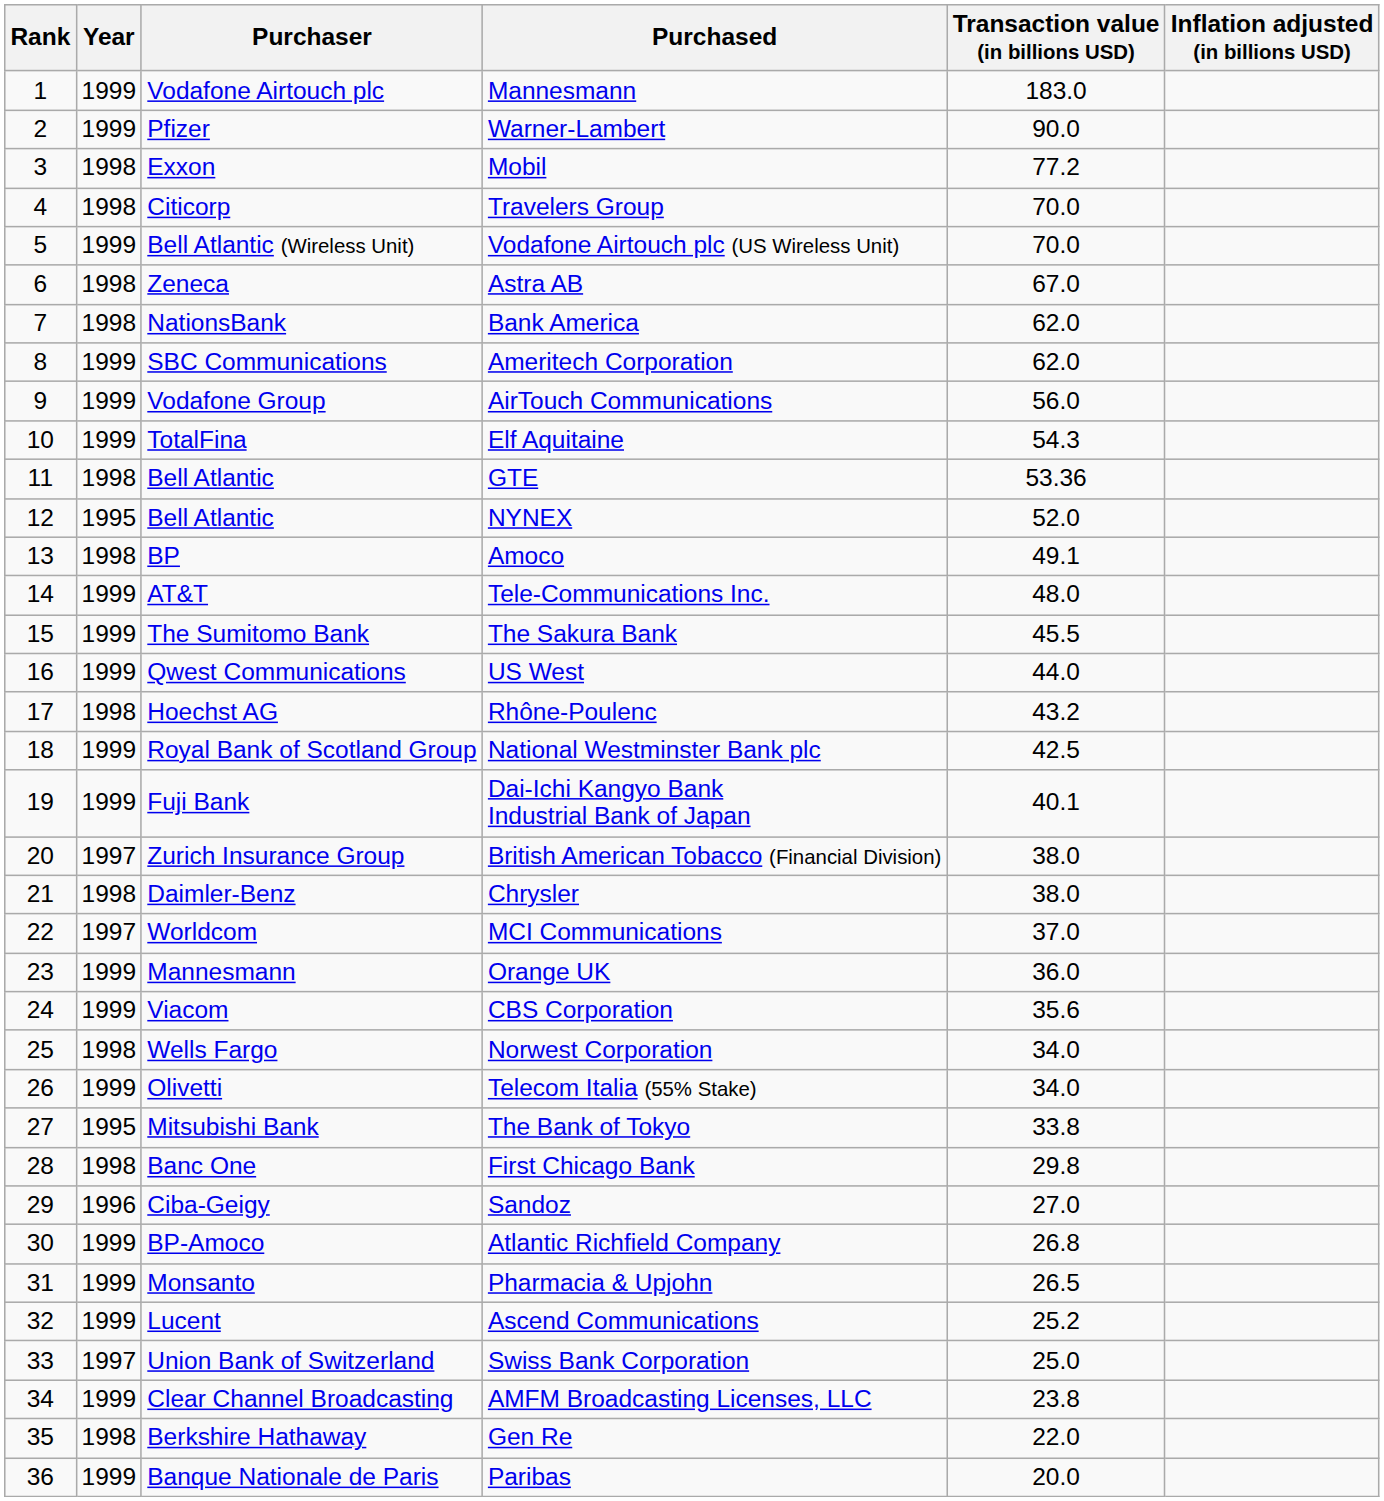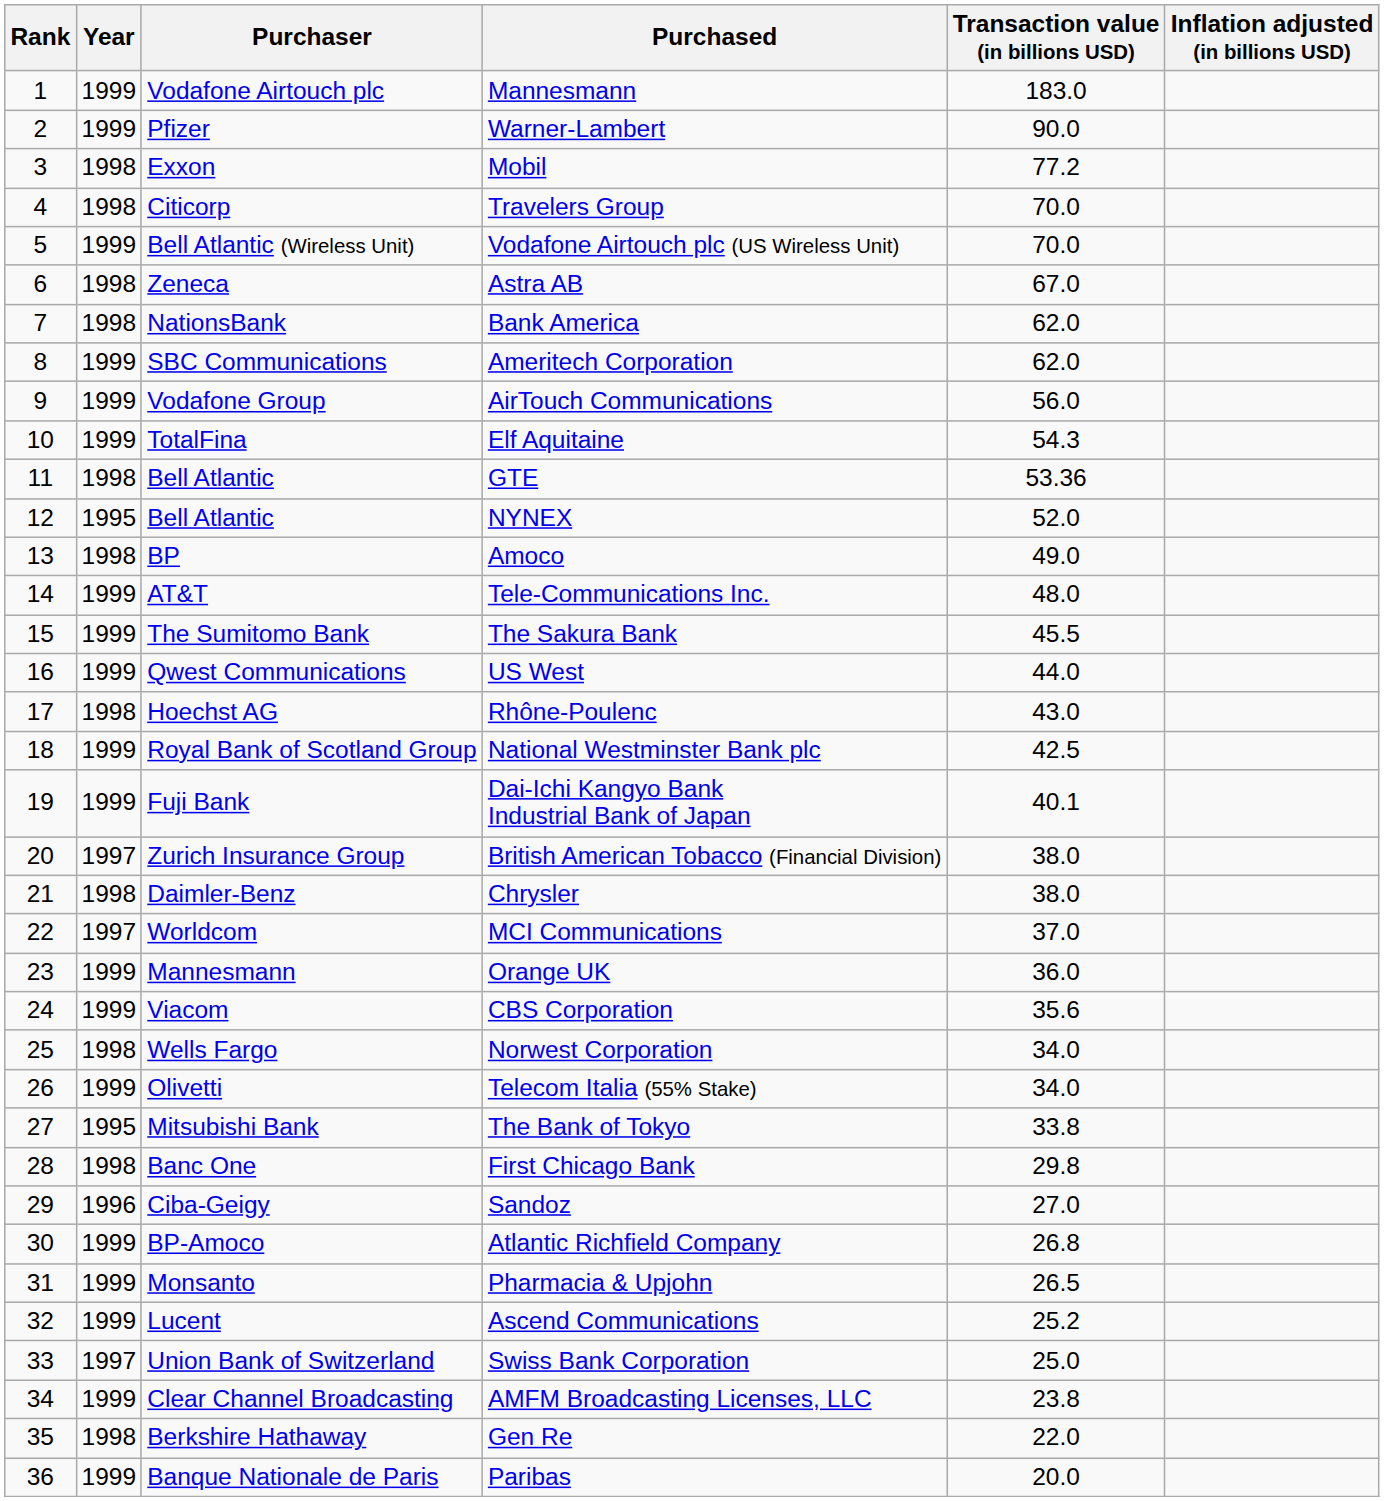(1056, 556) 49.1 -> (1056, 556) 49.0
(1056, 711) 43.2 -> (1056, 711) 43.0
